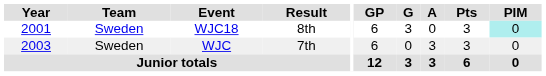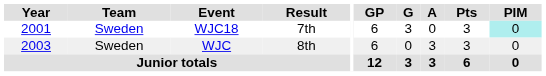(306, 29) 8th -> (306, 29) 7th
(306, 46) 7th -> (306, 46) 8th
